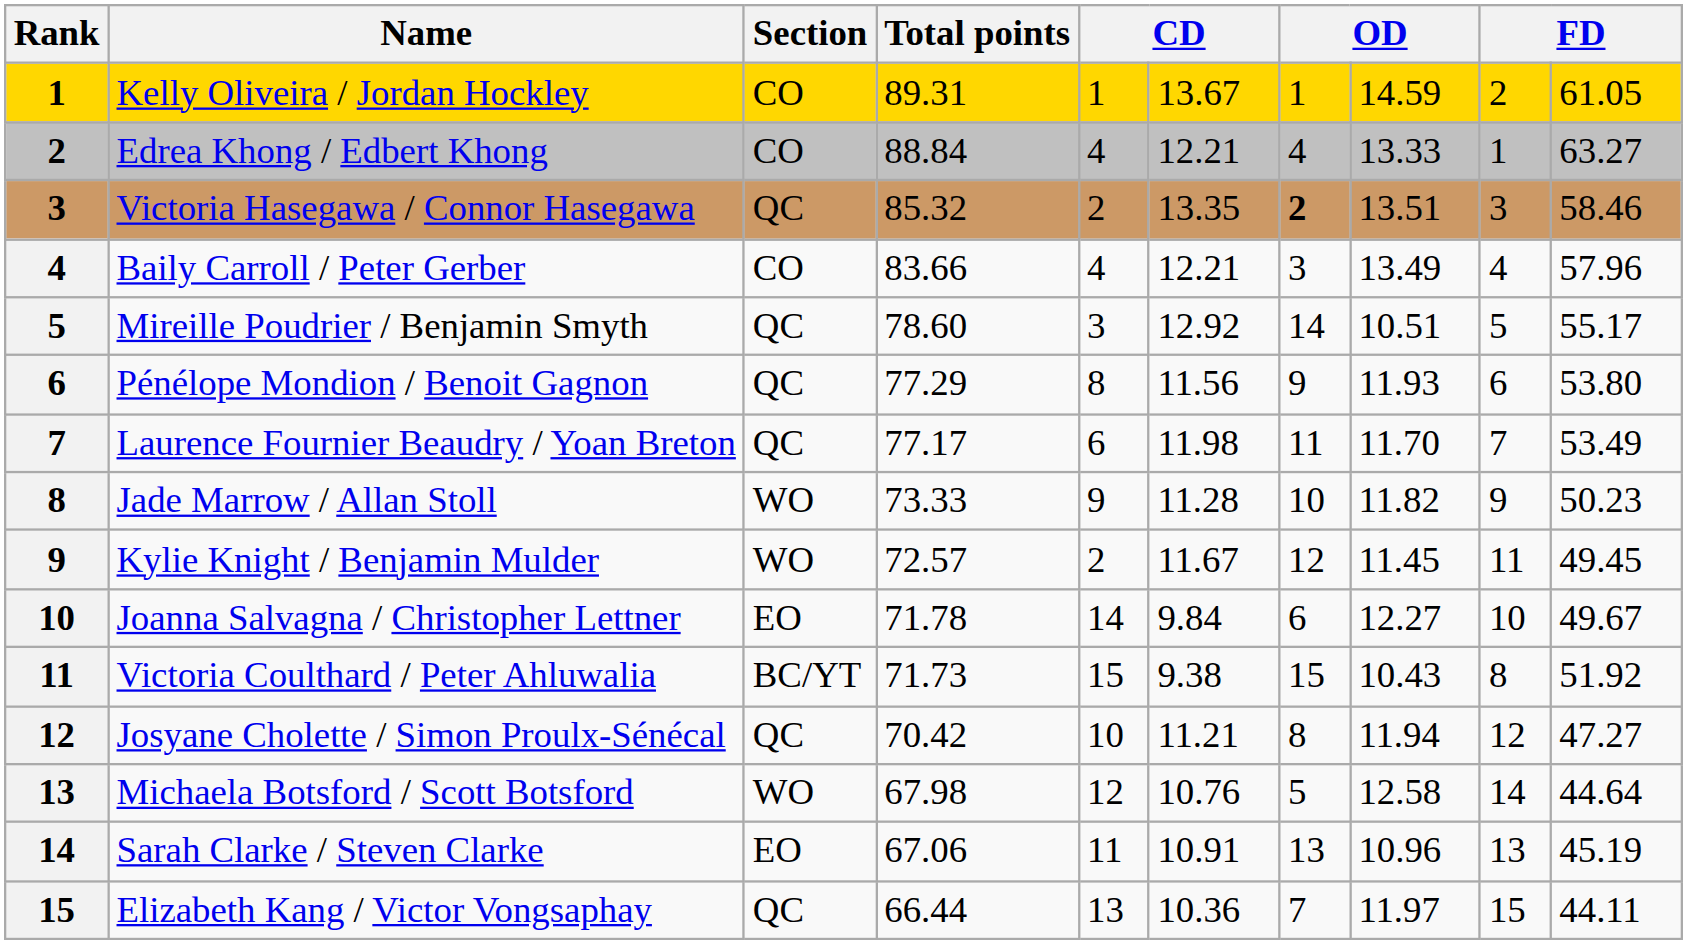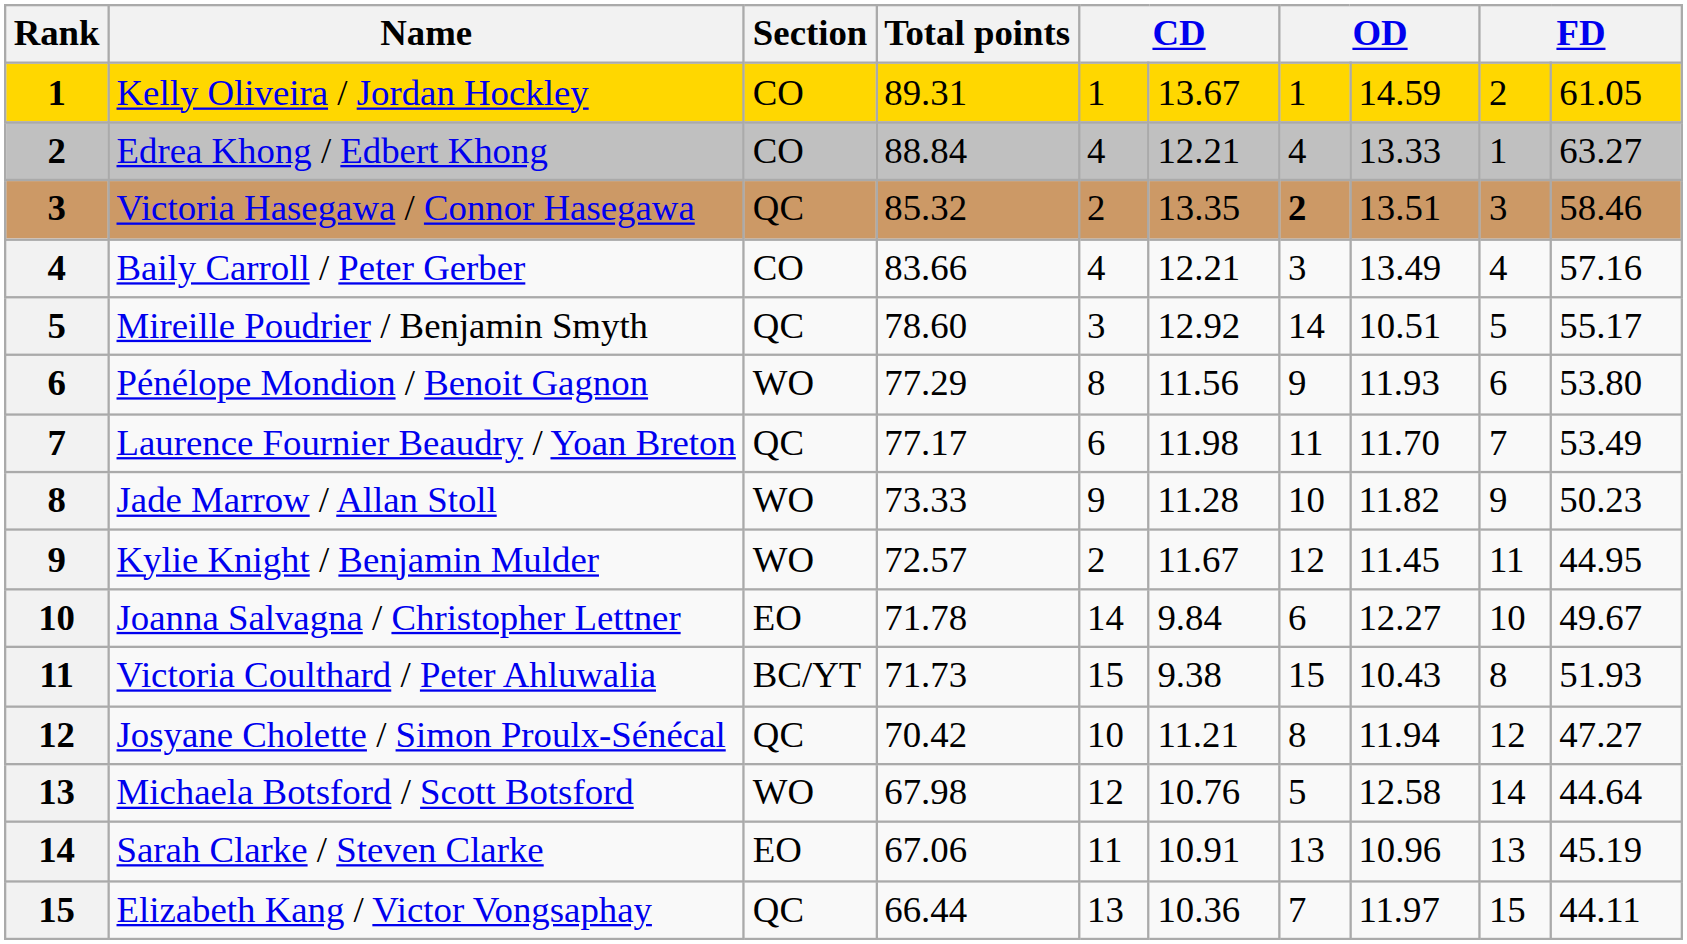(1601, 267) 57.96 -> (1601, 267) 57.16
(778, 383) QC -> (783, 383) WO
(1601, 558) 49.45 -> (1601, 558) 44.95
(1601, 675) 51.92 -> (1601, 675) 51.93
